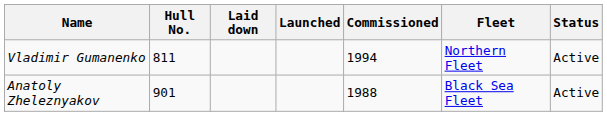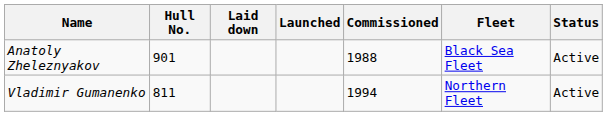rows swapped: (54, 93) <-> (77, 58)
